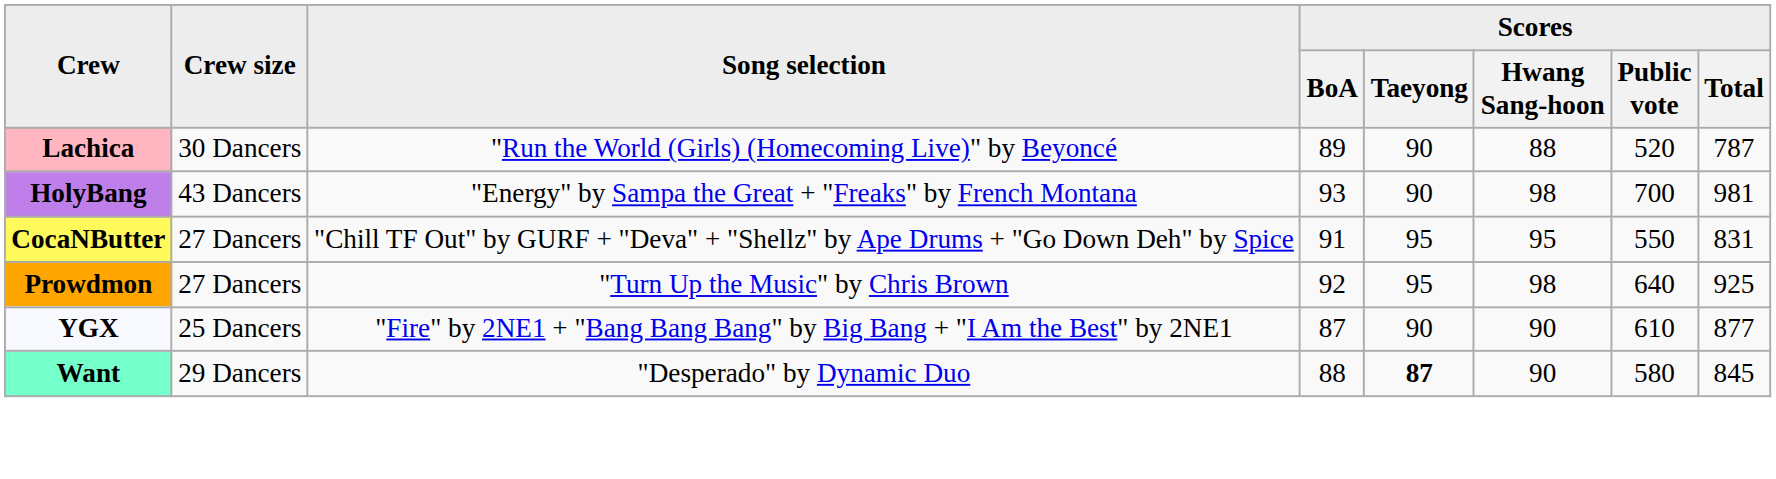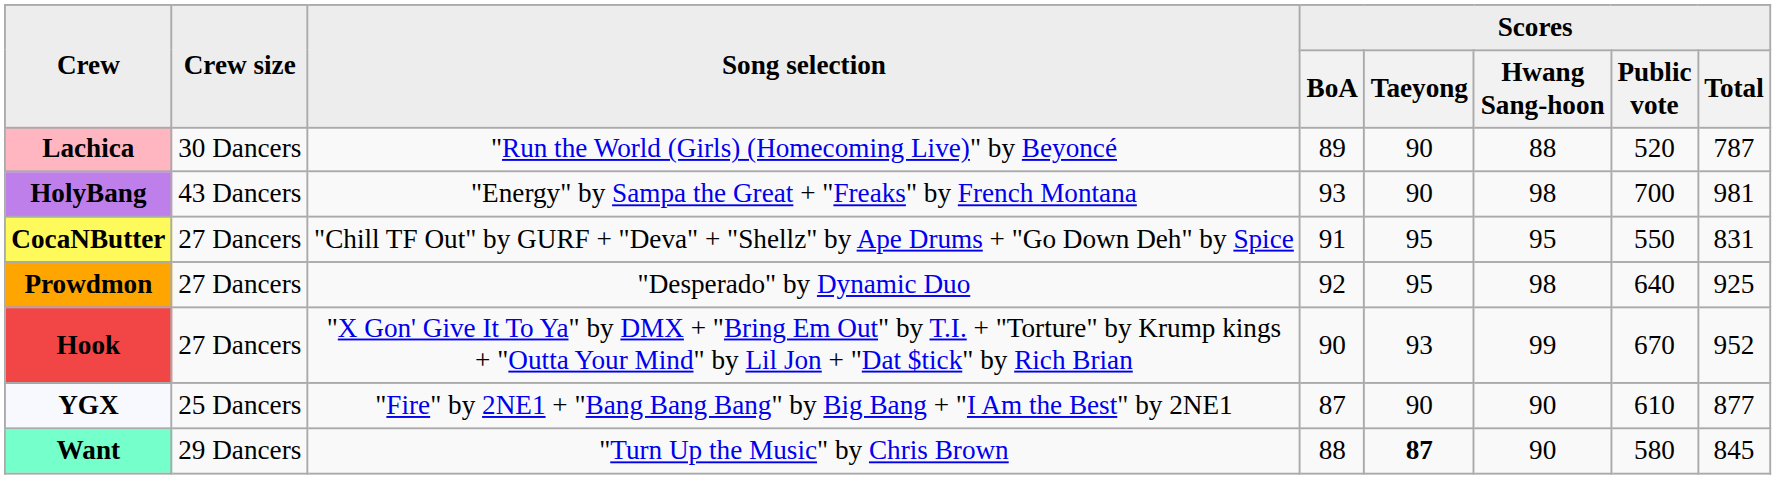(804, 283) "Turn Up the Music" by Chris Brown -> (804, 283) "Desperado" by Dynamic Duo
+ row: (88, 344)
(804, 373) "Desperado" by Dynamic Duo -> (804, 450) "Turn Up the Music" by Chris Brown
